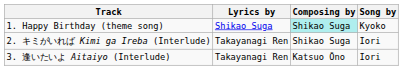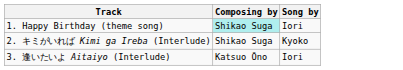- column: (252, 11)
(373, 26) Kyoko -> (292, 26) Iori
(370, 41) Iori -> (295, 41) Kyoko
